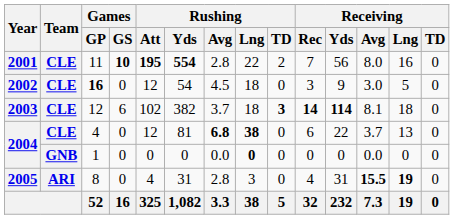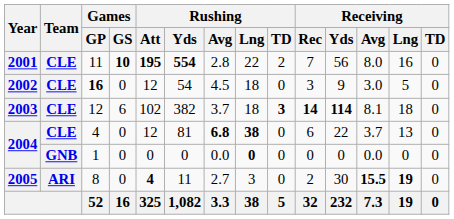(150, 179) normal -> (150, 179) bold
(185, 179) 31 -> (185, 179) 11
(220, 179) 2.8 -> (220, 179) 2.7
(310, 179) 4 -> (310, 179) 2
(341, 179) 31 -> (341, 179) 30
